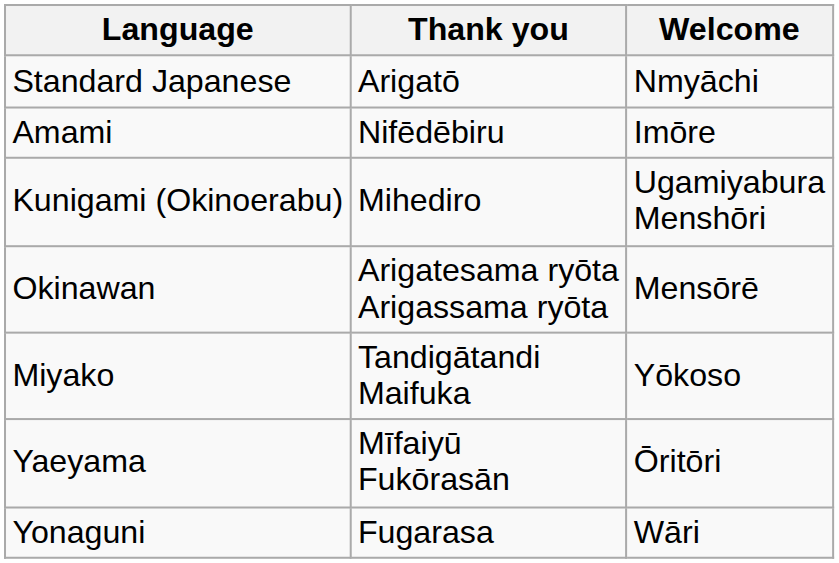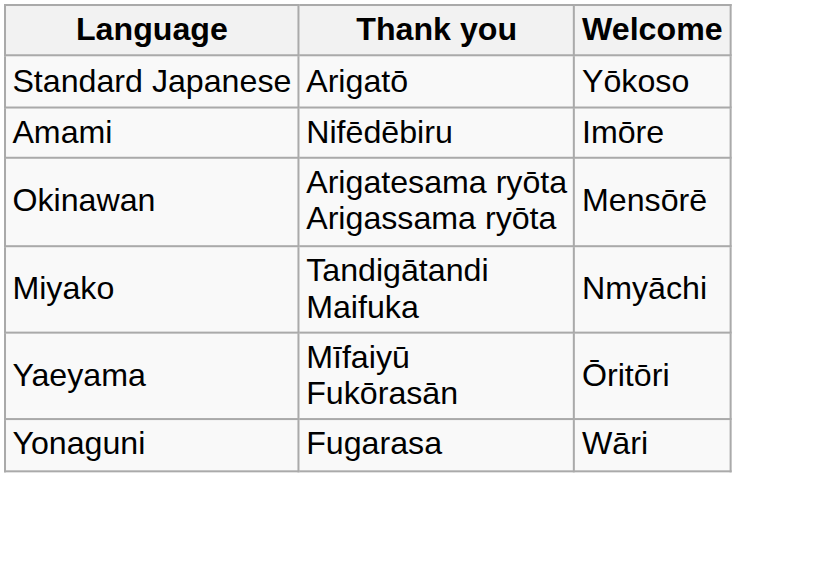(696, 81) Nmyāchi -> (636, 81) Yōkoso
- row: (178, 201)
(687, 375) Yōkoso -> (645, 288) Nmyāchi
